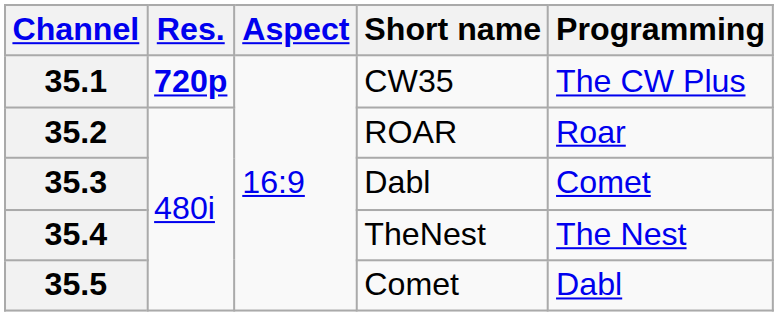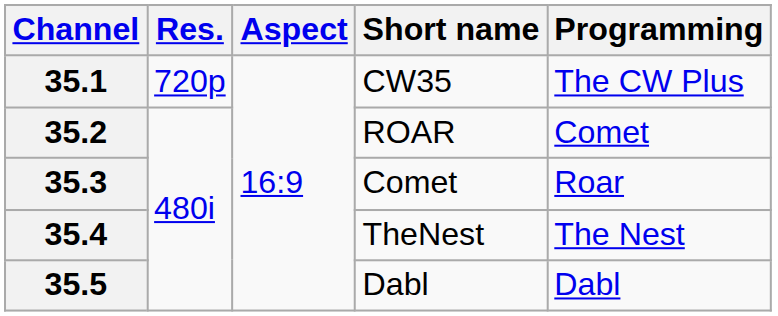(191, 81) bold -> (190, 81) normal
(591, 132) Roar -> (602, 132) Comet
(397, 183) Dabl -> (410, 183) Comet
(603, 183) Comet -> (589, 183) Roar
(412, 285) Comet -> (396, 285) Dabl
